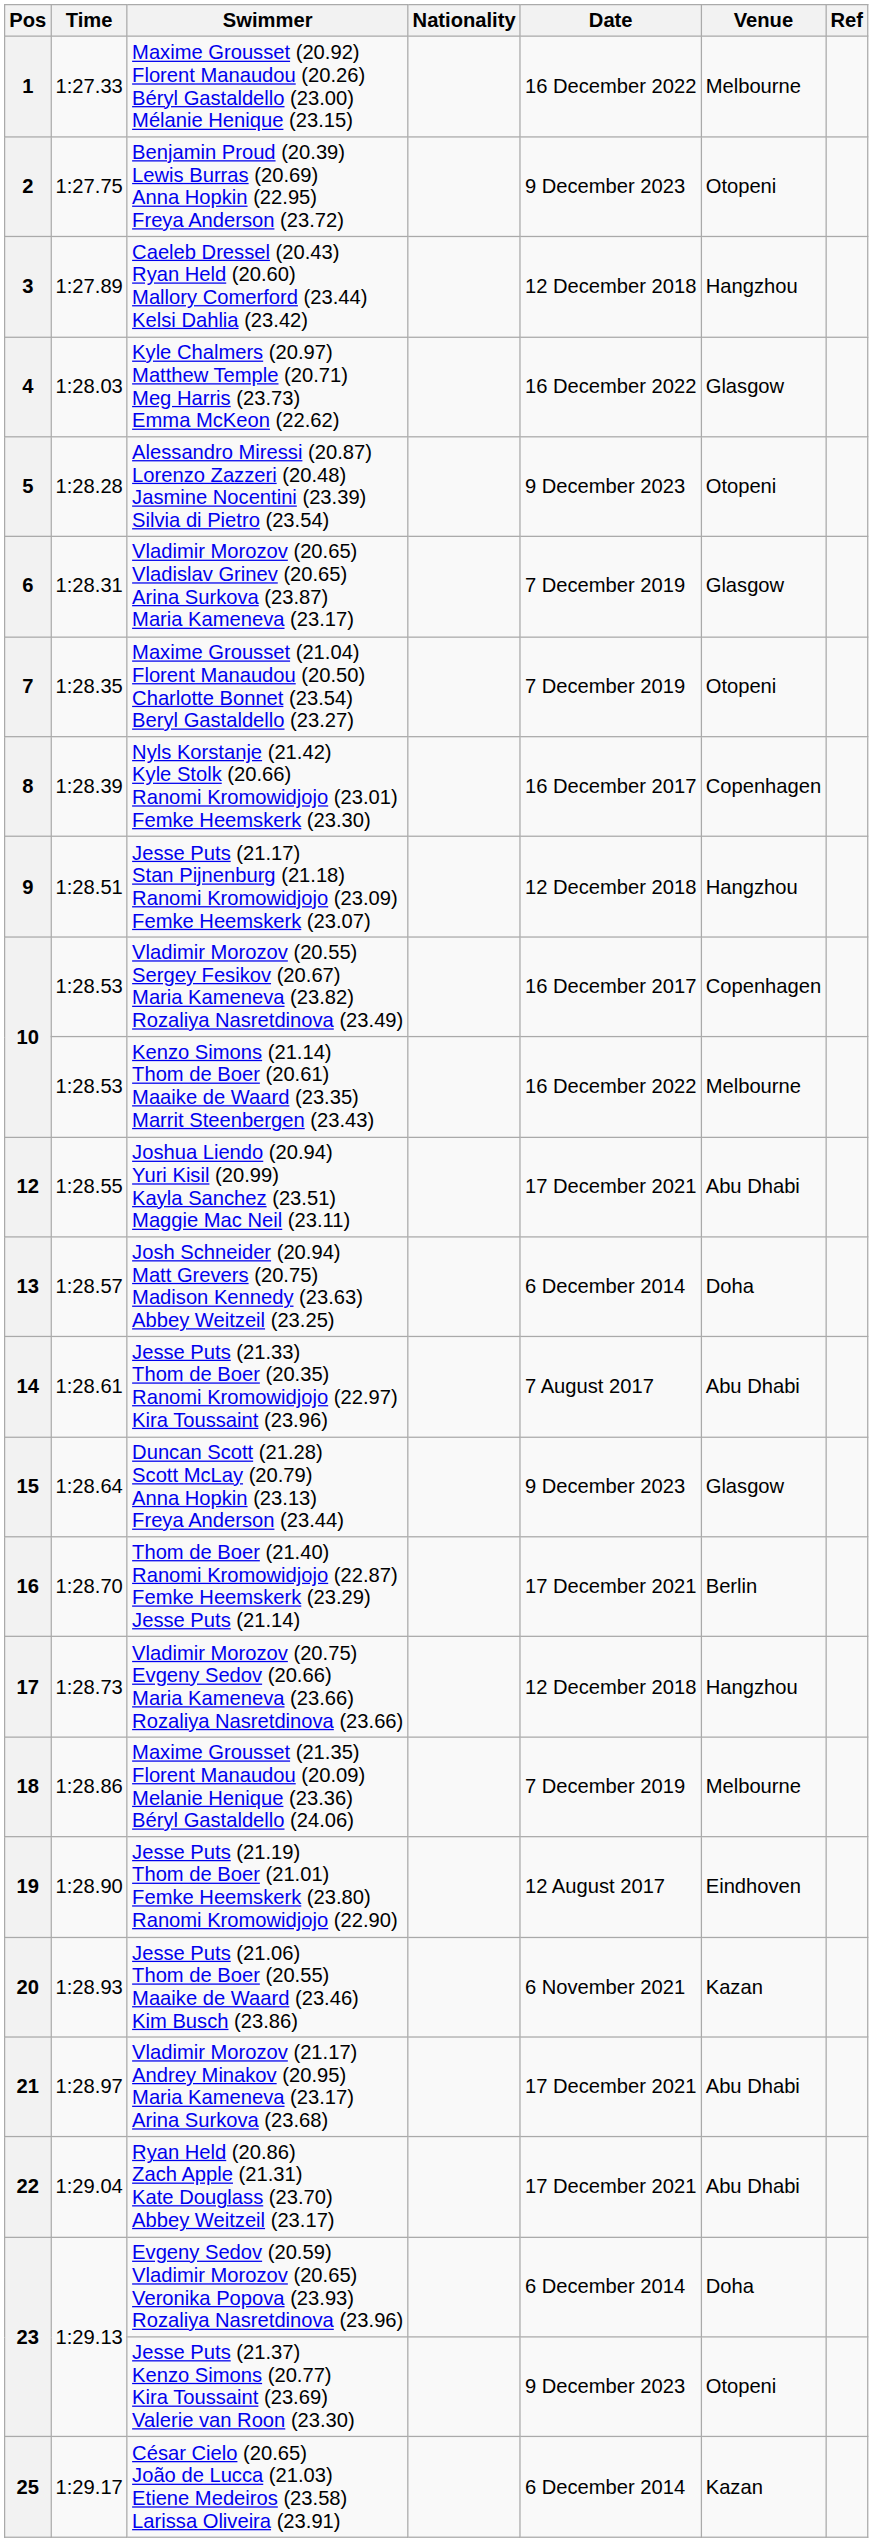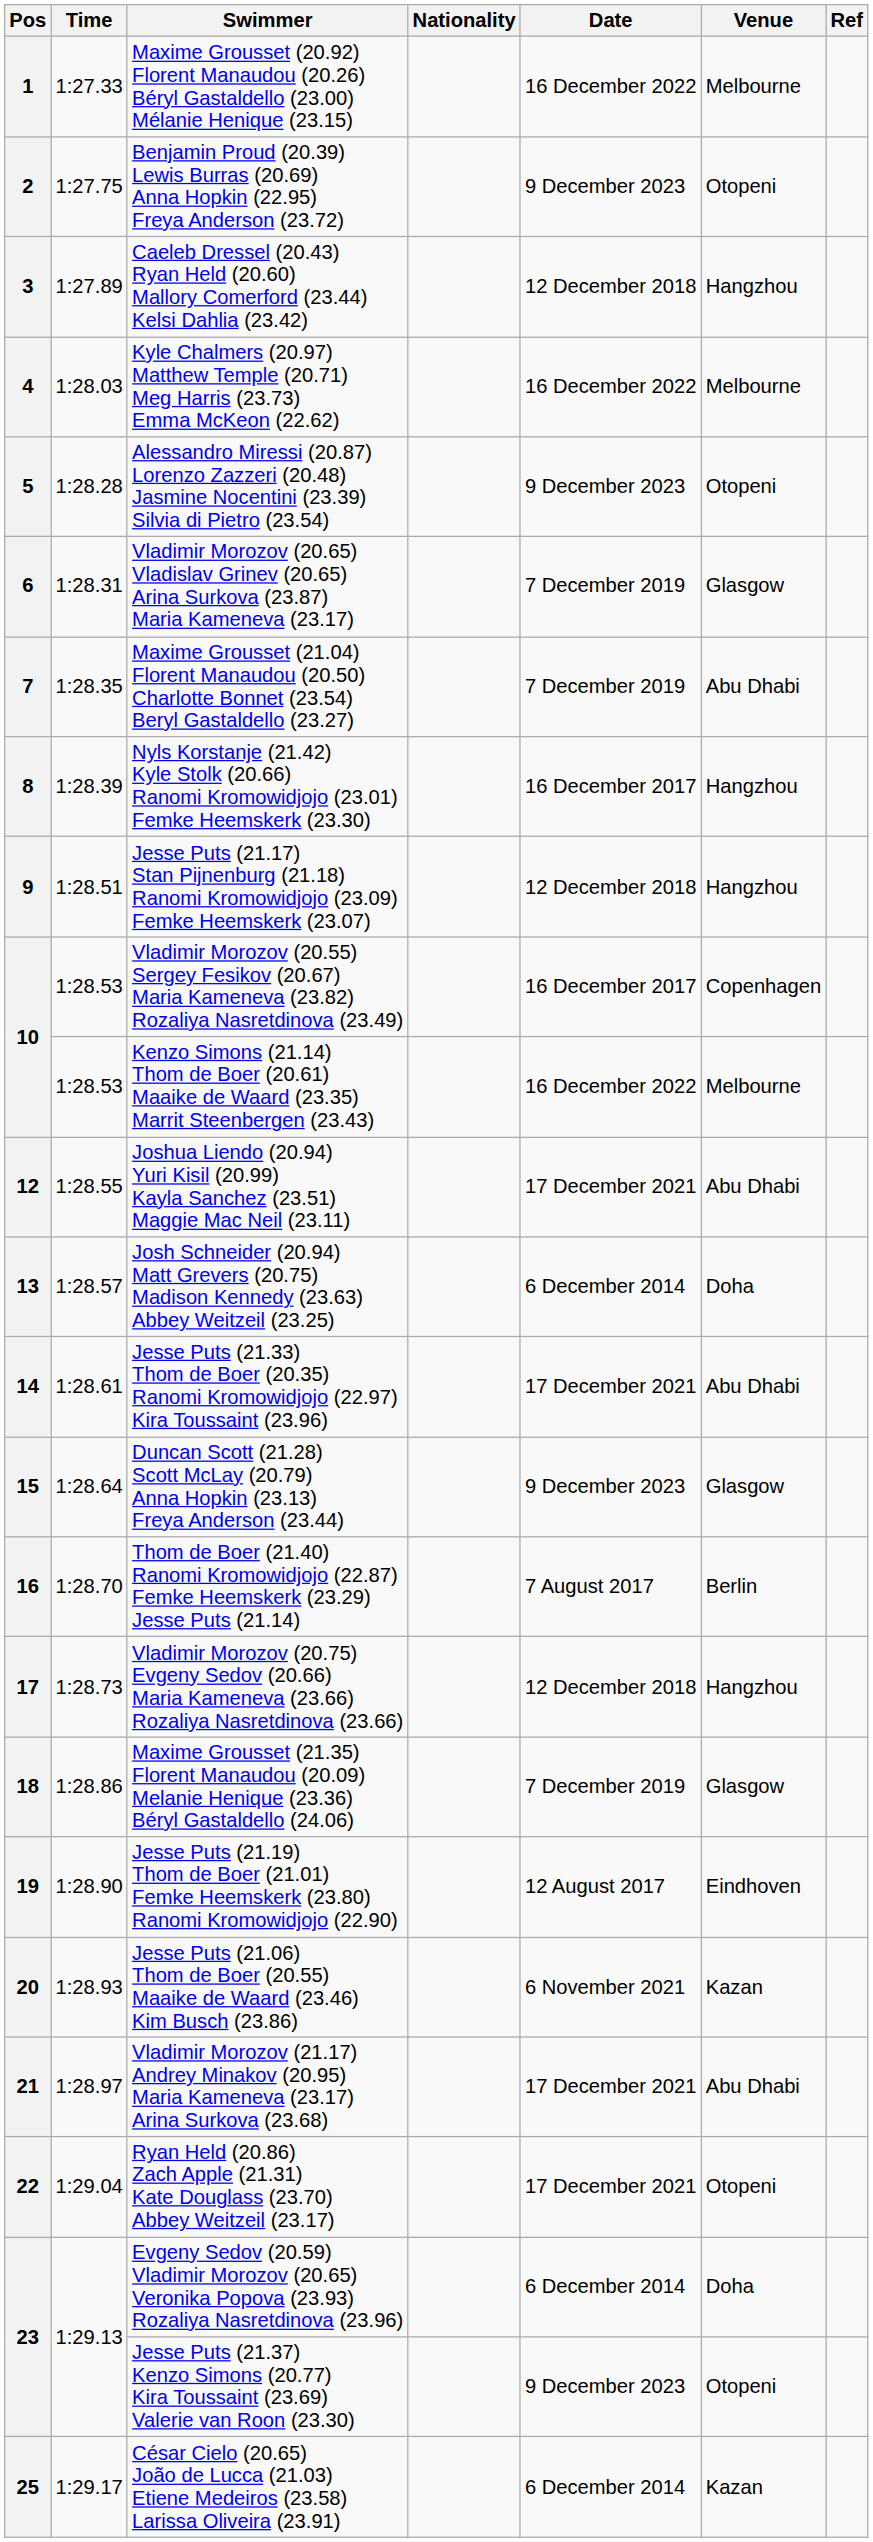(745, 386) Glasgow -> (753, 386) Melbourne
(741, 686) Otopeni -> (753, 686) Abu Dhabi
(763, 786) Copenhagen -> (752, 786) Hangzhou
(589, 1386) 7 August 2017 -> (611, 1386) 17 December 2021
(611, 1586) 17 December 2021 -> (589, 1586) 7 August 2017
(753, 1786) Melbourne -> (745, 1786) Glasgow
(753, 2186) Abu Dhabi -> (741, 2186) Otopeni
